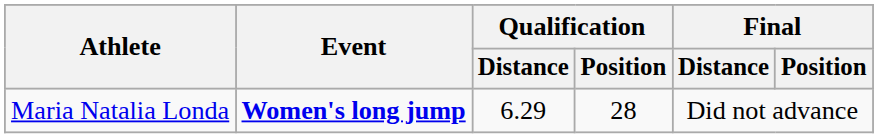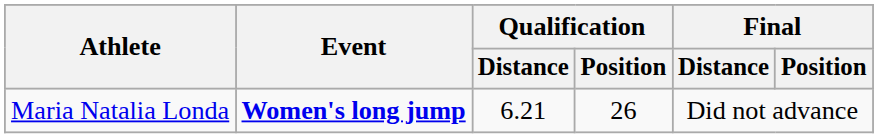(523, 110) 6.29 -> (523, 110) 6.21
(623, 110) 28 -> (623, 110) 26
